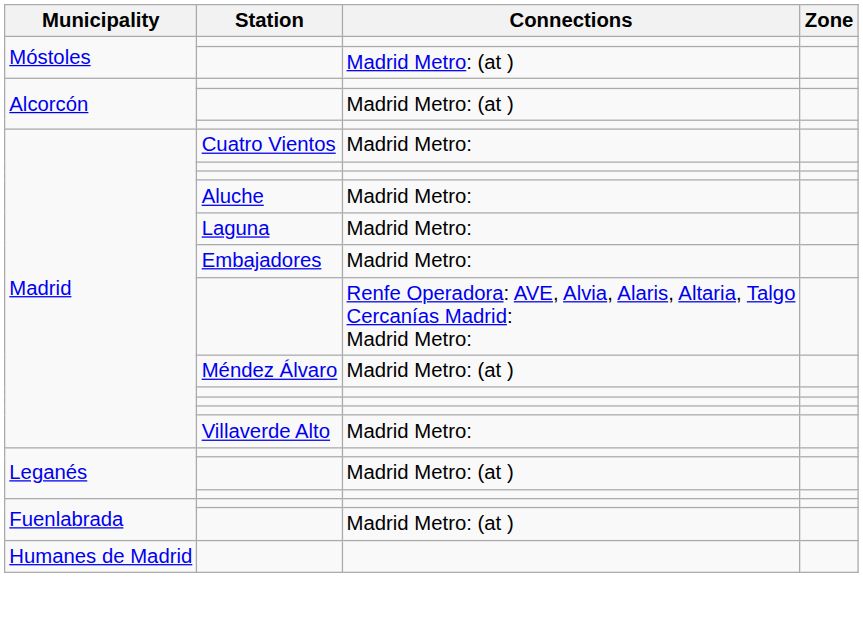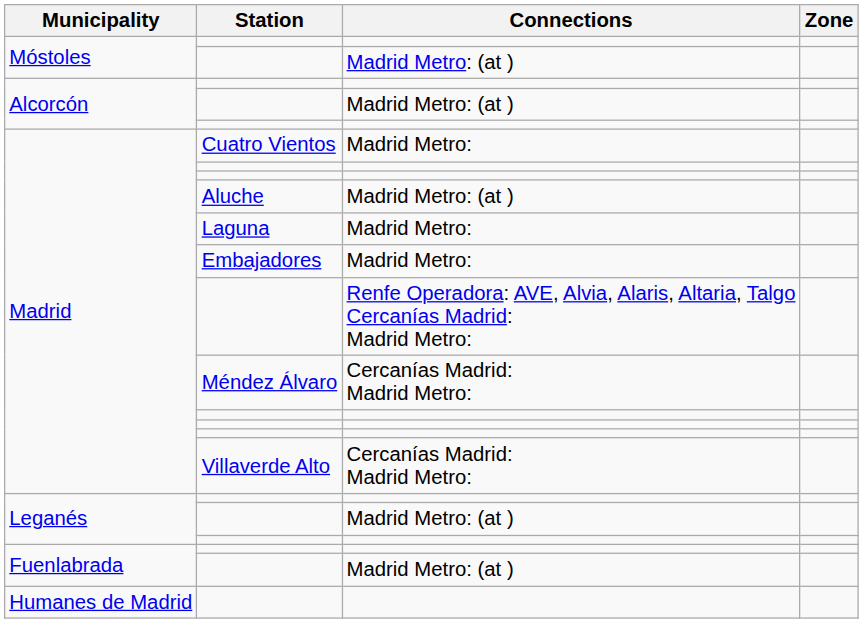(409, 196) Madrid Metro: -> (430, 196) Madrid Metro: (at )
(430, 370) Madrid Metro: (at ) -> (430, 382) Cercanías Madrid: Madrid Metro:
(409, 431) Madrid Metro: -> (430, 465) Cercanías Madrid: Madrid Metro:
